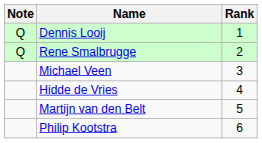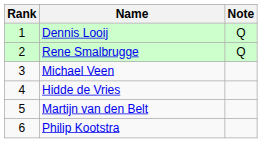columns swapped: (240, 14) <-> (20, 14)
